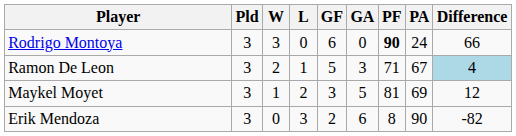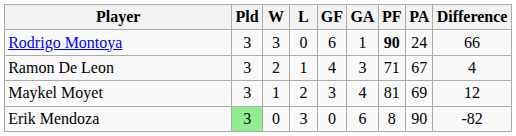(362, 42) 0 -> (362, 42) 1
(332, 67) 5 -> (332, 67) 4
(472, 67) lightblue background -> (472, 67) no background
(362, 93) 5 -> (362, 93) 4
(247, 118) no background -> (247, 118) lightgreen background
(332, 118) 2 -> (332, 118) 0
